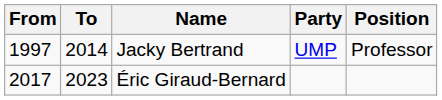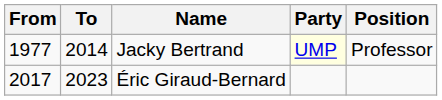(30, 49) 1997 -> (30, 49) 1977
(316, 49) no background -> (316, 49) lightyellow background
